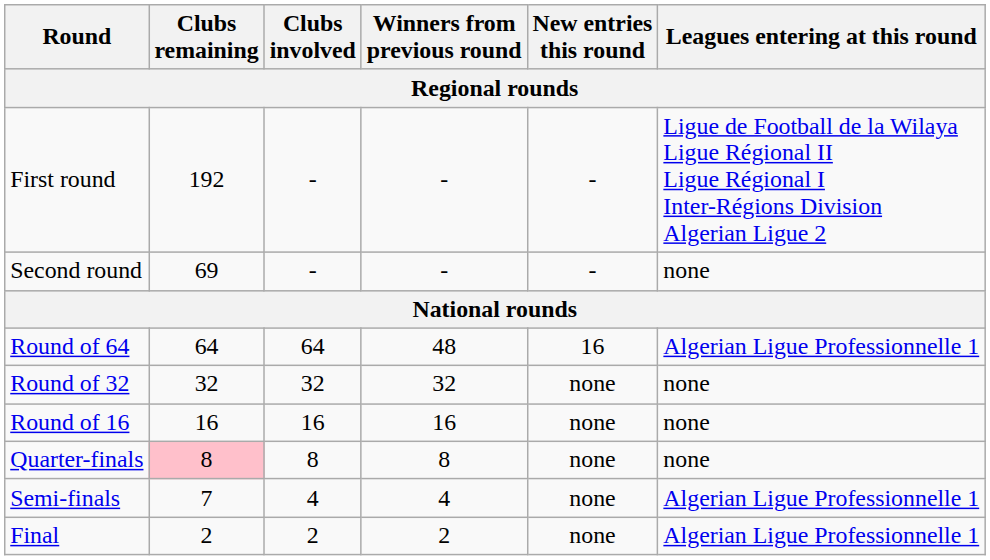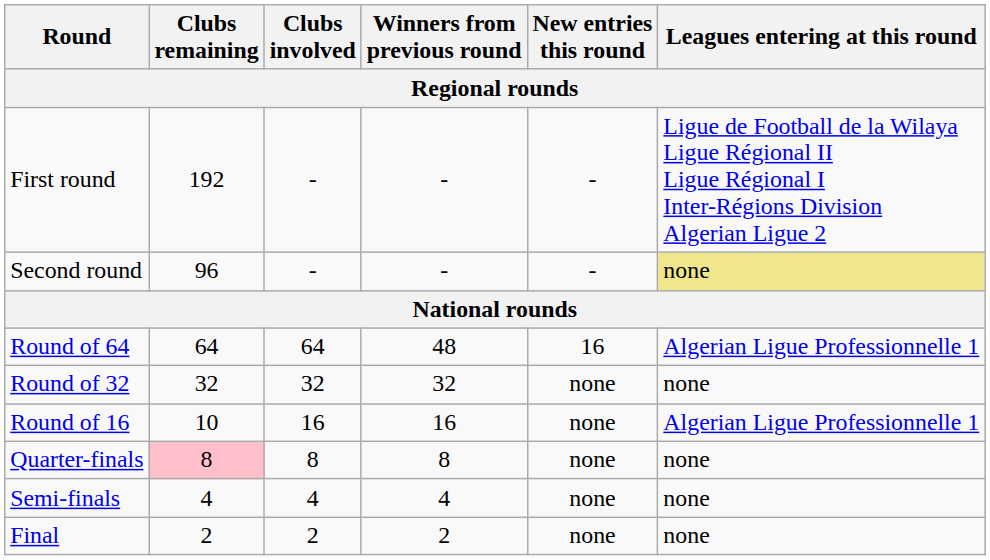(207, 270) 69 -> (207, 270) 96
(687, 270) no background -> (687, 270) khaki background
(207, 422) 16 -> (207, 422) 10
(687, 422) none -> (821, 422) Algerian Ligue Professionnelle 1
(207, 497) 7 -> (207, 497) 4
(821, 497) Algerian Ligue Professionnelle 1 -> (687, 497) none
(821, 535) Algerian Ligue Professionnelle 1 -> (687, 535) none
